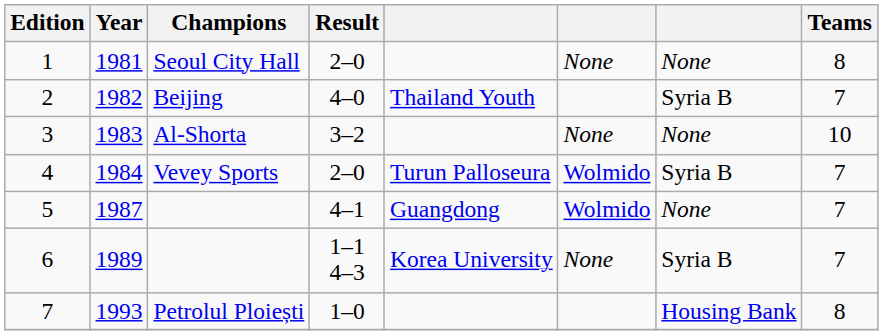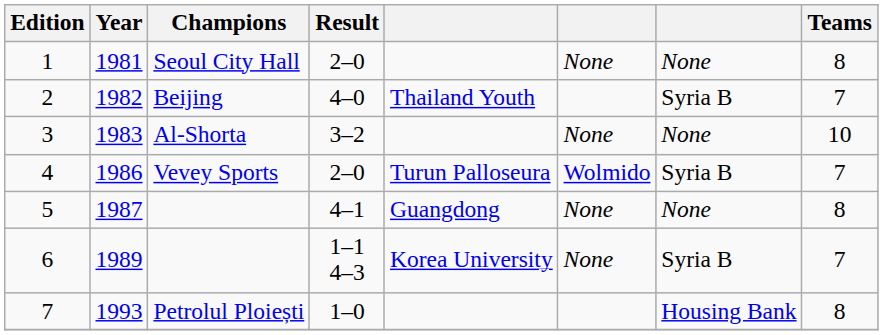(119, 172) 1984 -> (119, 172) 1986
(607, 209) Wolmido -> (588, 209) None
(840, 209) 7 -> (840, 209) 8
